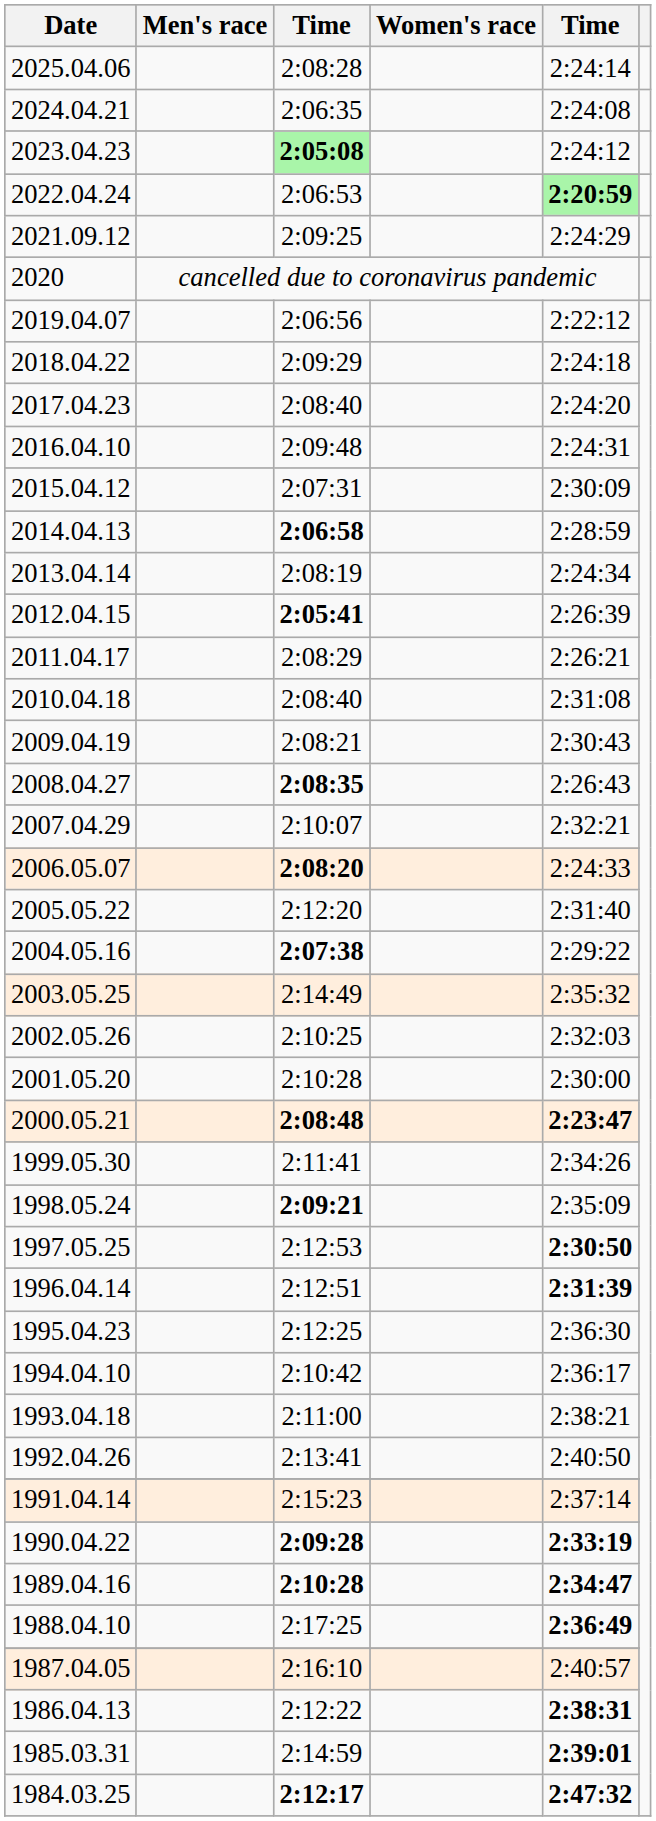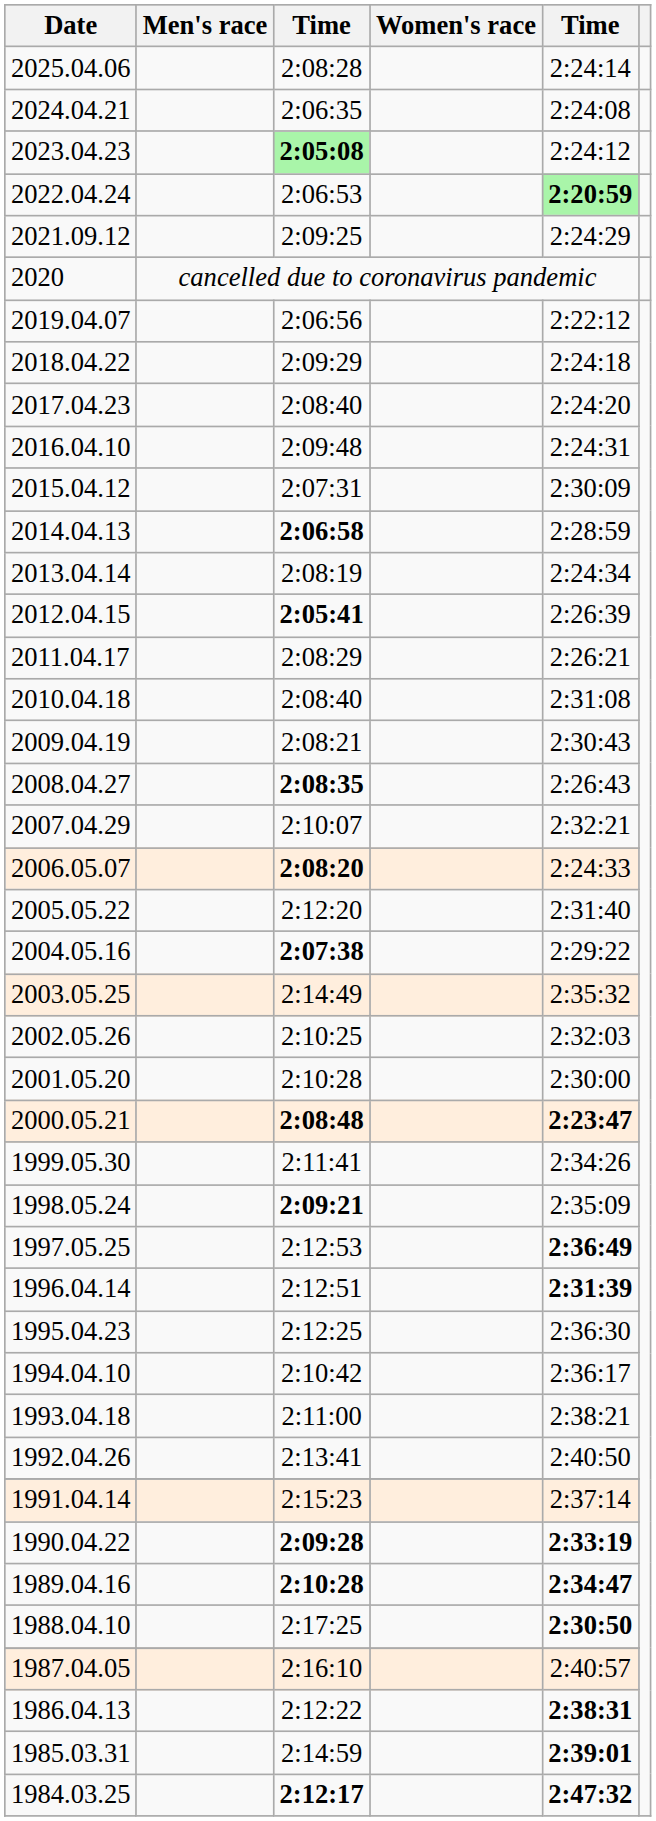(590, 1247) 2:30:50 -> (590, 1247) 2:36:49
(590, 1626) 2:36:49 -> (590, 1626) 2:30:50
